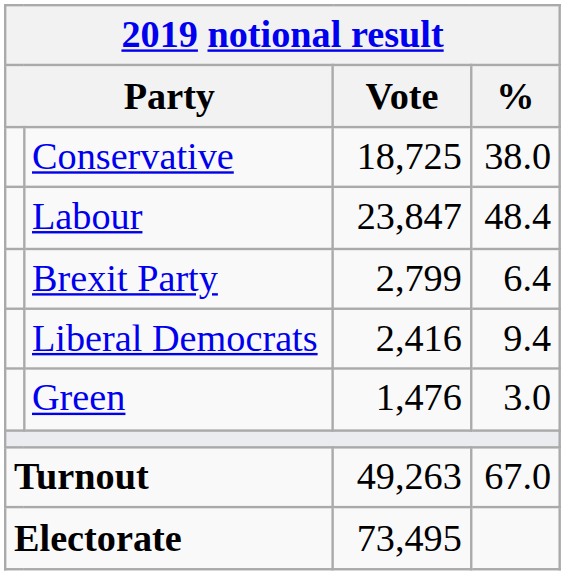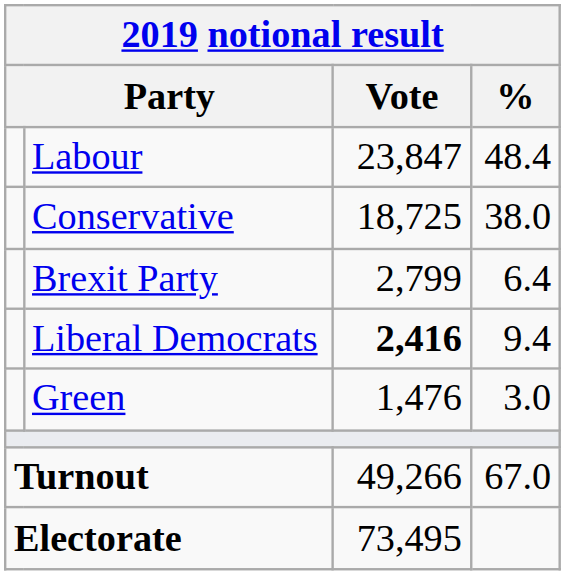rows swapped: (87, 216) <-> (133, 156)
(419, 338) normal -> (419, 338) bold
(409, 476) 49,263 -> (409, 476) 49,266
